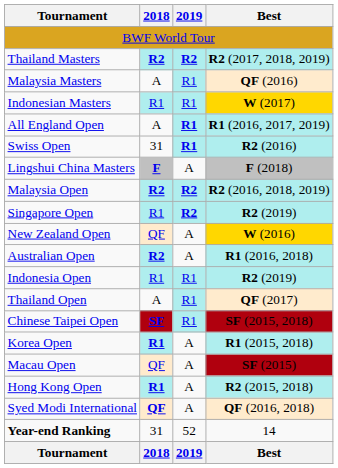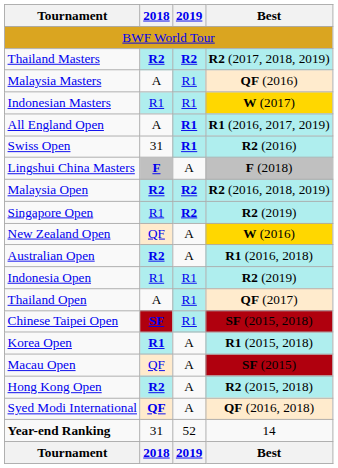(156, 387) R1 -> (156, 387) R2
